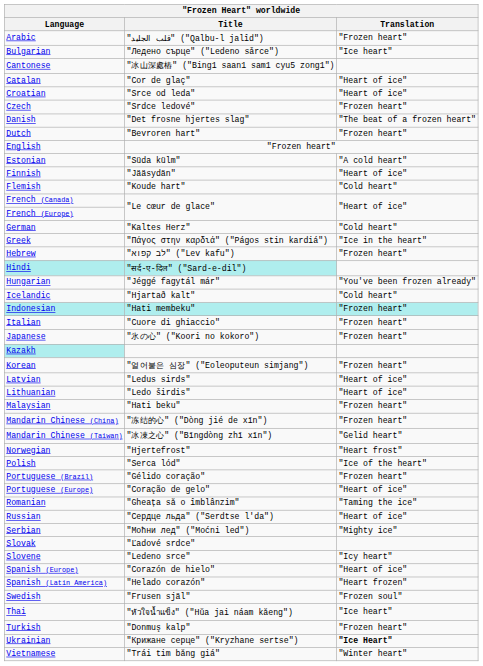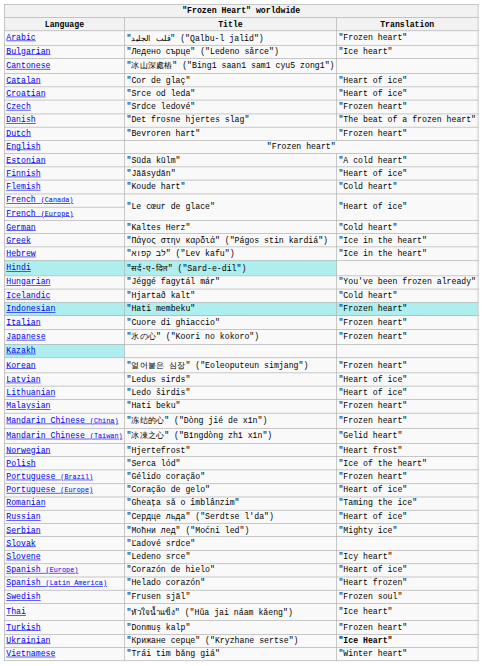(373, 254) "Frozen heart" -> (383, 254) "Ice in the heart"
